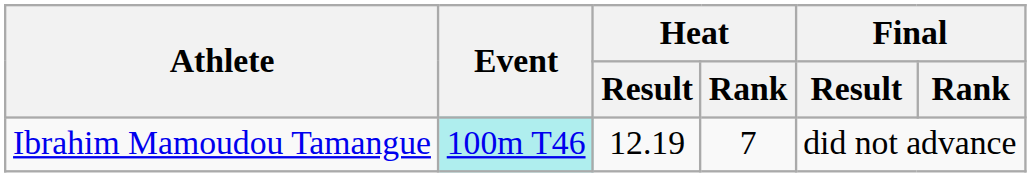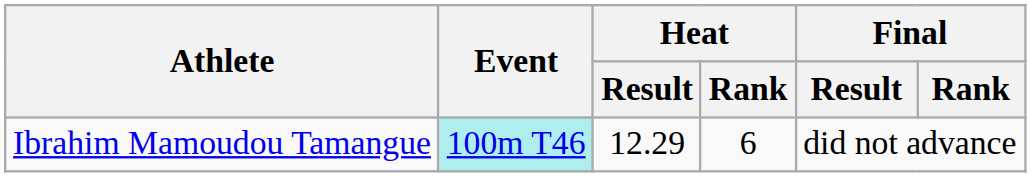(647, 143) 12.19 -> (647, 143) 12.29
(748, 143) 7 -> (748, 143) 6
